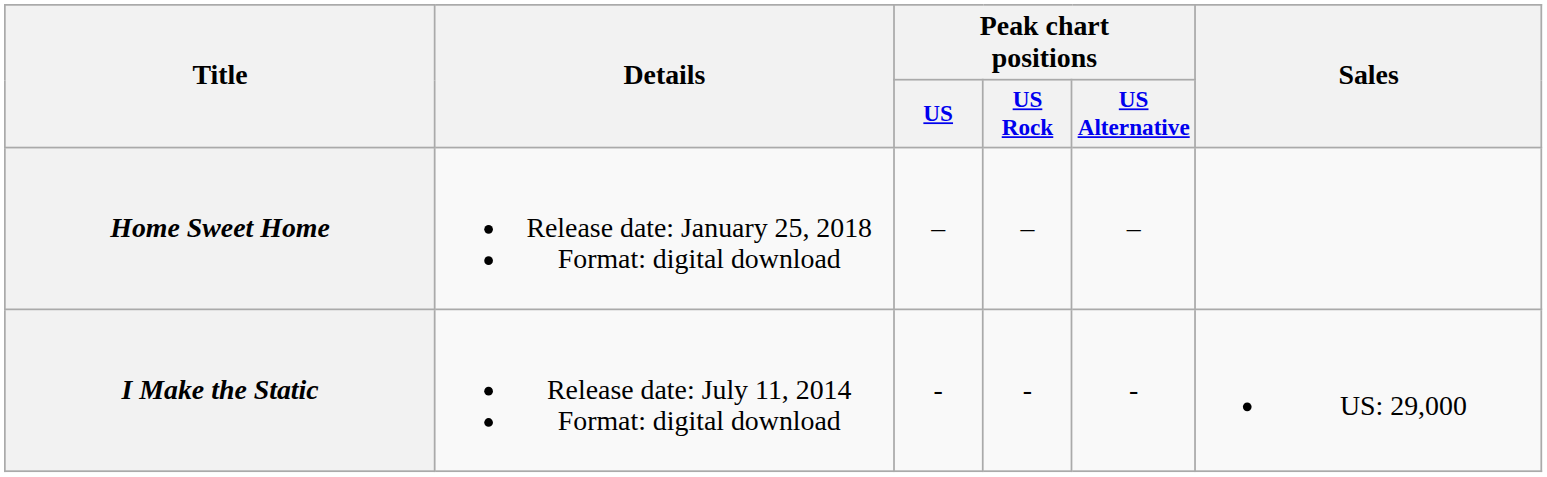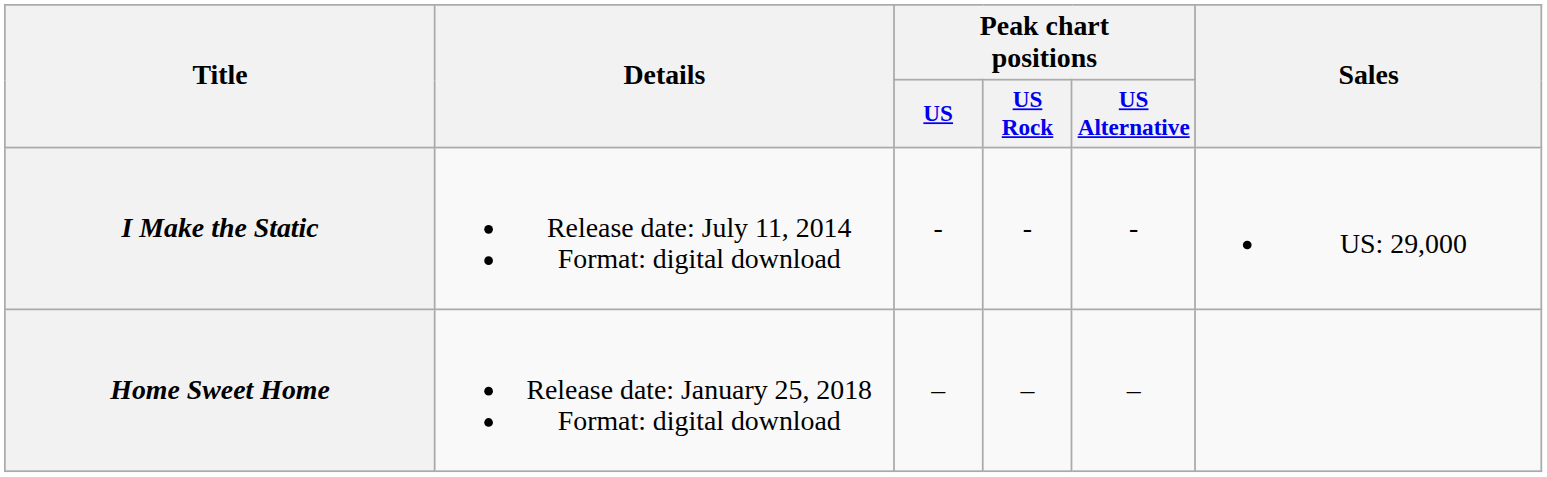rows swapped: (220, 390) <-> (220, 227)
